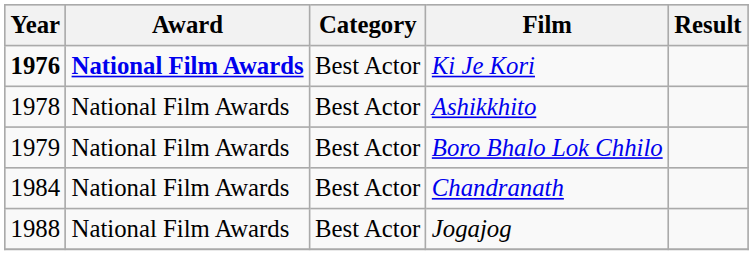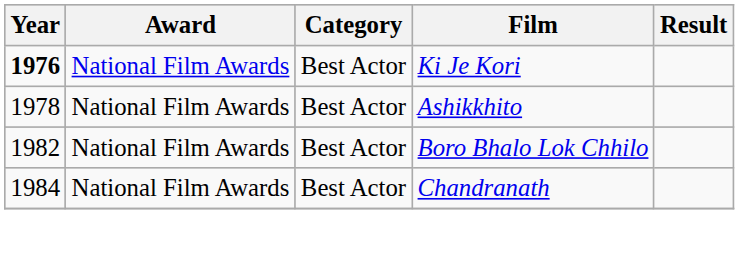(188, 65) bold -> (180, 65) normal
(35, 147) 1979 -> (35, 147) 1982
- row: (472, 229)
